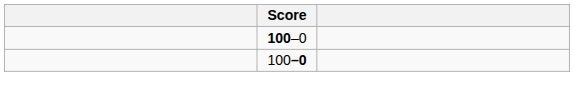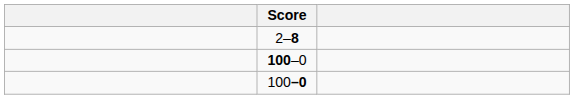+ row: (131, 38)
